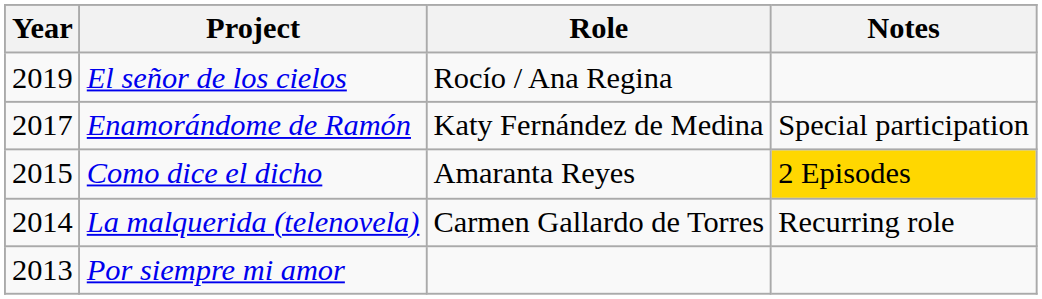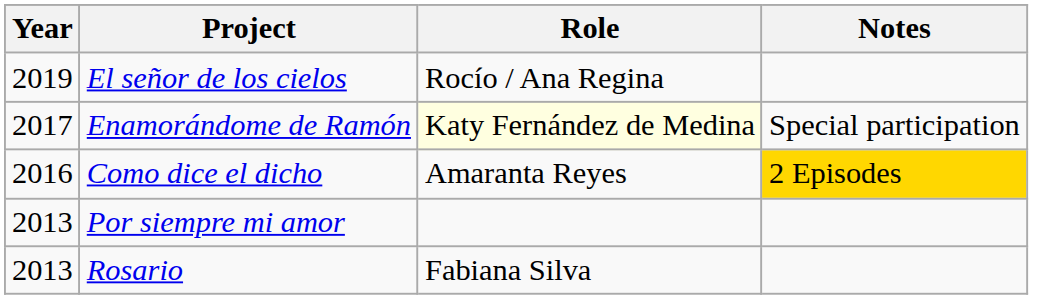(598, 125) no background -> (590, 125) lightyellow background
(42, 173) 2015 -> (42, 173) 2016
- row: (253, 221)
+ row: (135, 269)
